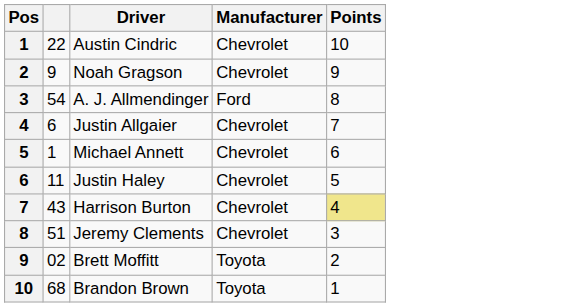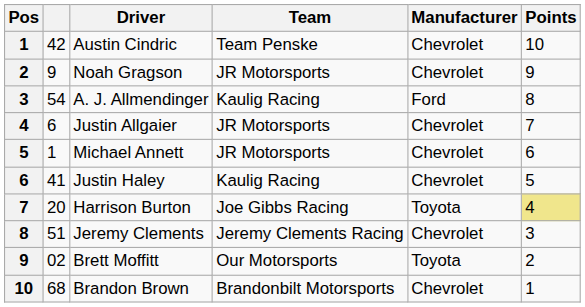+ column: (310, 17)
(56, 44) 22 -> (56, 44) 42
(56, 179) 11 -> (56, 179) 41
(56, 206) 43 -> (56, 206) 20
(252, 206) Chevrolet -> (436, 206) Toyota
(241, 287) Toyota -> (447, 287) Chevrolet
